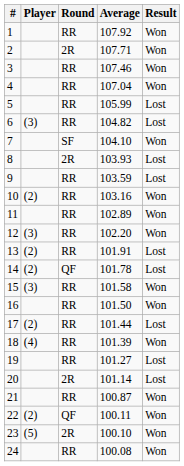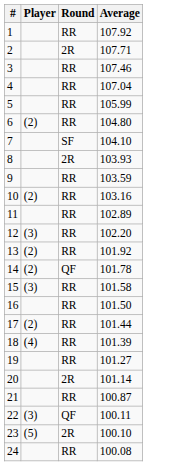- column: (161, 13)
(31, 123) (3) -> (31, 123) (2)
(116, 123) 104.82 -> (116, 123) 104.80
(116, 251) 101.91 -> (116, 251) 101.92
(31, 415) (2) -> (31, 415) (3)
